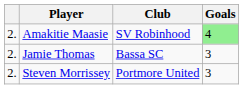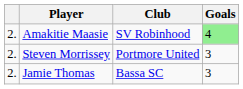rows swapped: (58, 53) <-> (66, 73)
